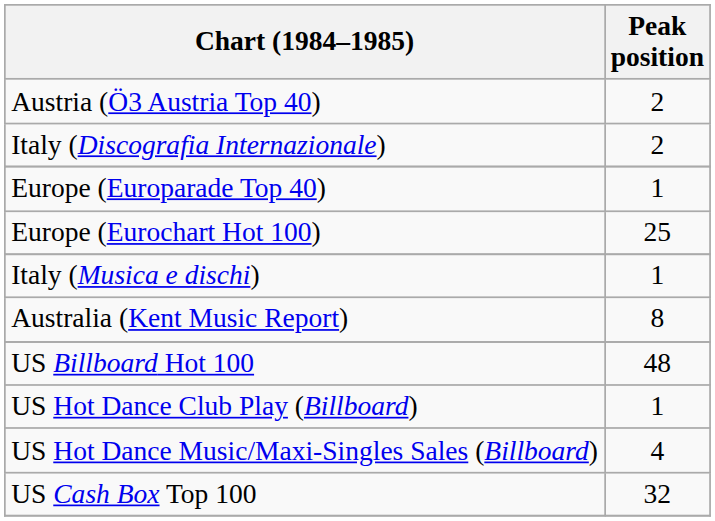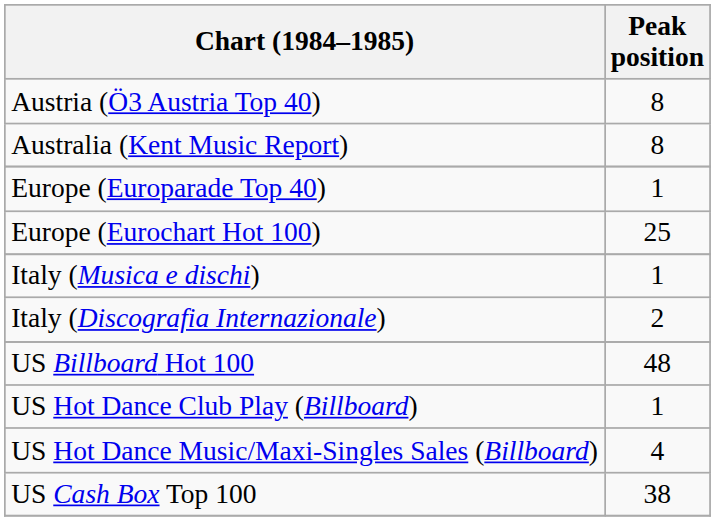(657, 100) 2 -> (657, 100) 8
rows swapped: (180, 319) <-> (198, 144)
(657, 493) 32 -> (657, 493) 38
